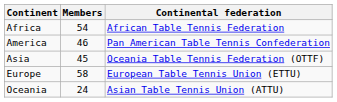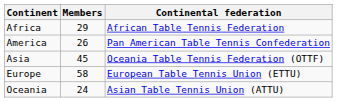(83, 28) 54 -> (83, 28) 29
(83, 43) 46 -> (83, 43) 26
